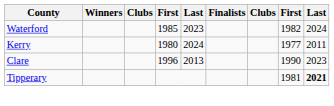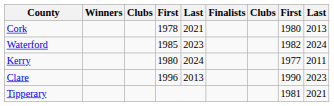+ row: (17, 28)
(316, 77) bold -> (316, 93) normal
